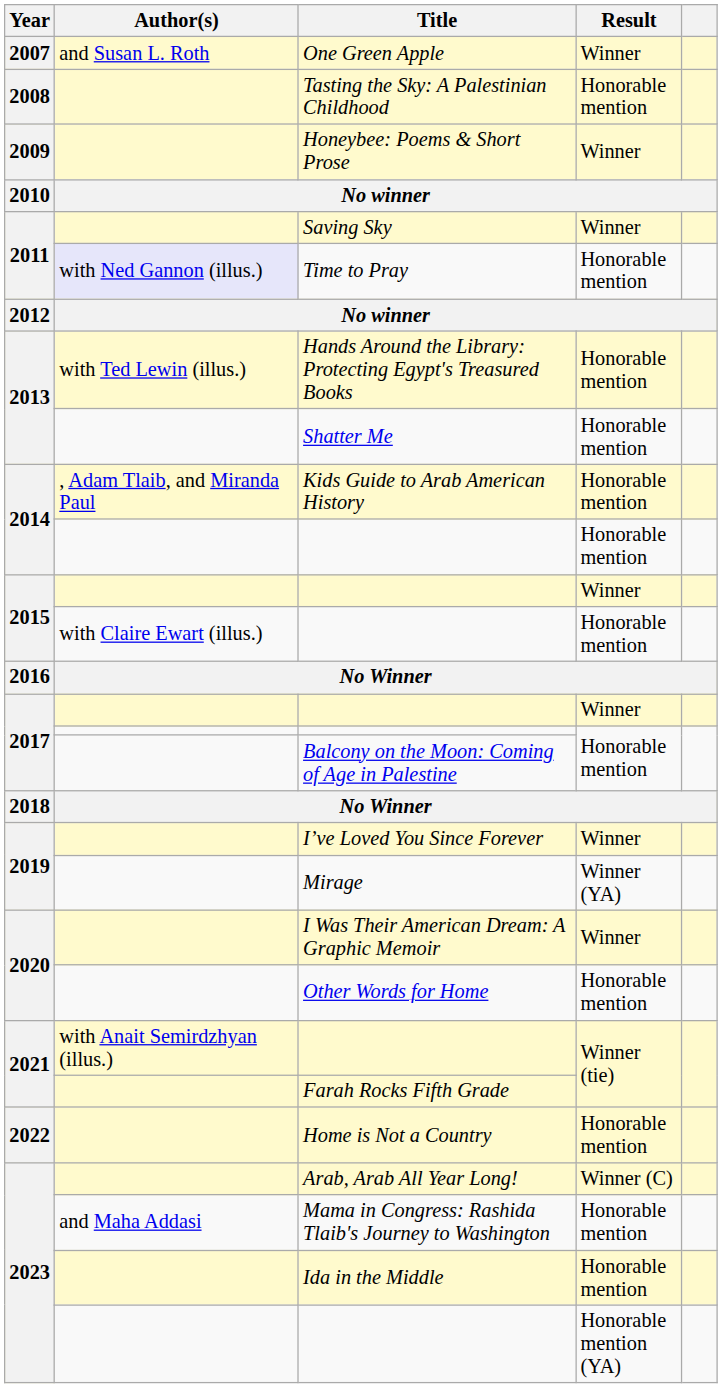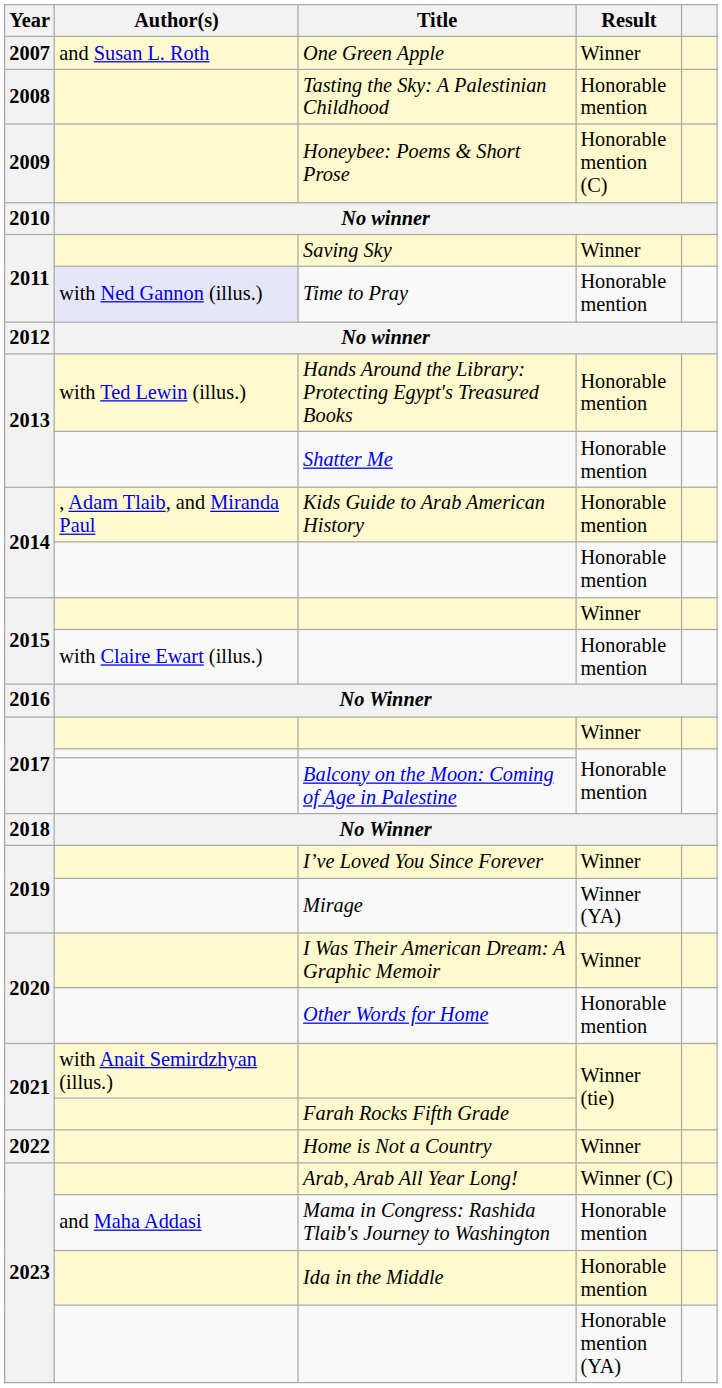(611, 151) Winner -> (623, 163) Honorable mention (C)
(623, 1134) Honorable mention -> (611, 1146) Winner
